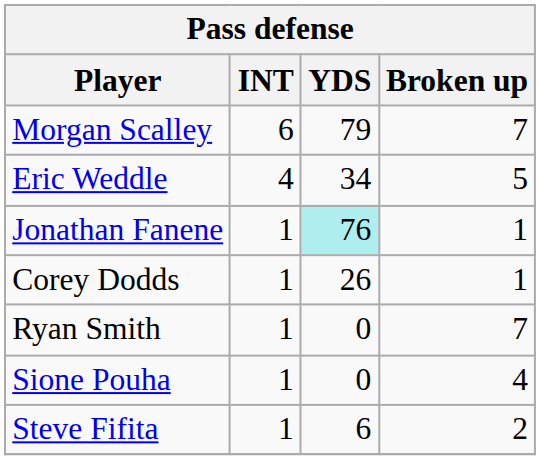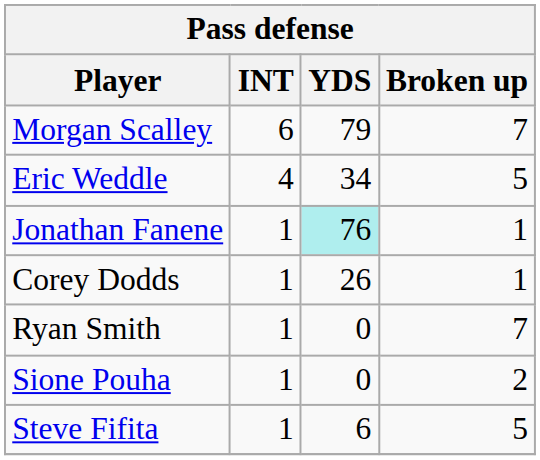(520, 379) 4 -> (520, 379) 2
(520, 429) 2 -> (520, 429) 5
